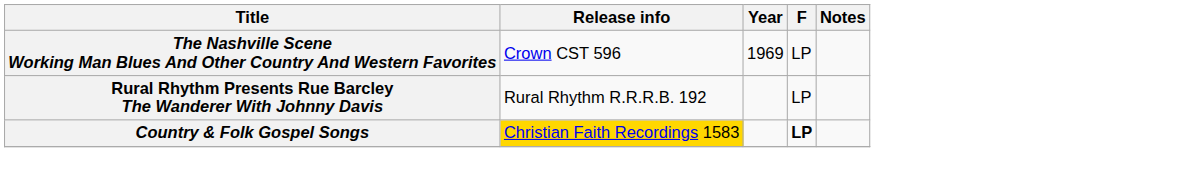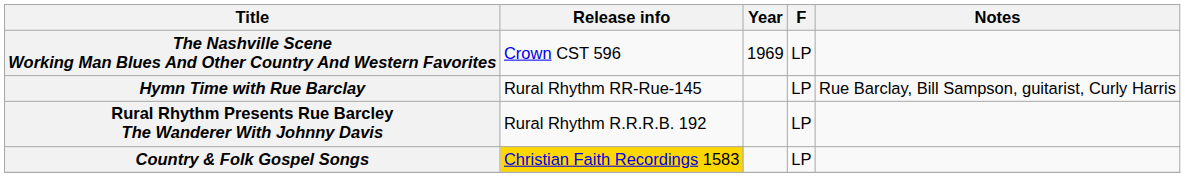+ row: (252, 88)
(802, 133) bold -> (801, 159) normal
